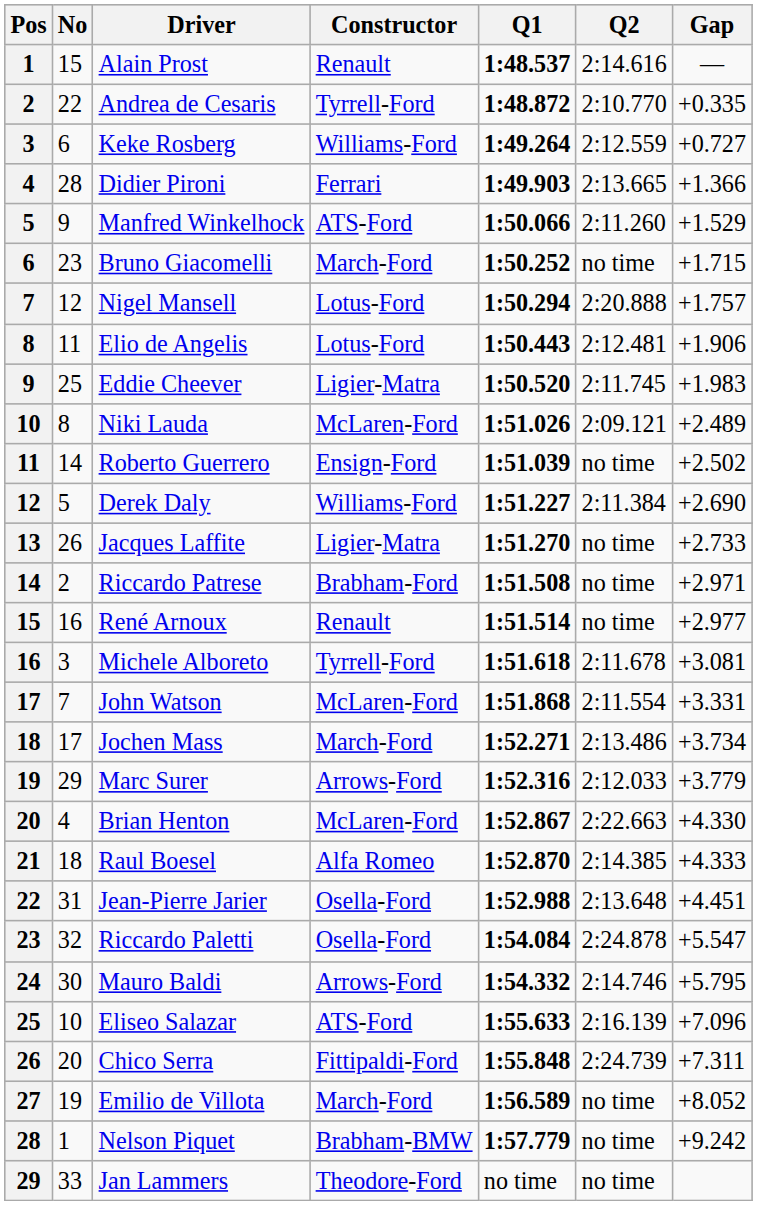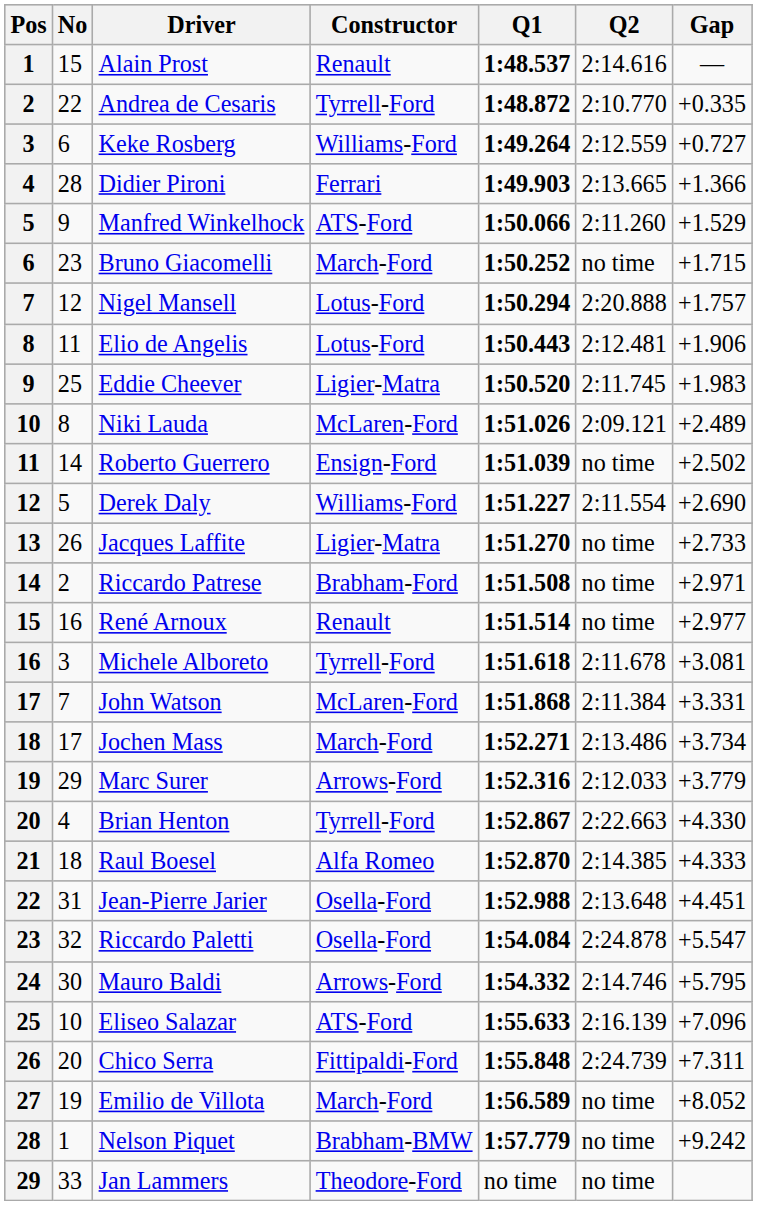(624, 502) 2:11.384 -> (624, 502) 2:11.554
(624, 702) 2:11.554 -> (624, 702) 2:11.384
(387, 821) McLaren-Ford -> (375, 821) Tyrrell-Ford
